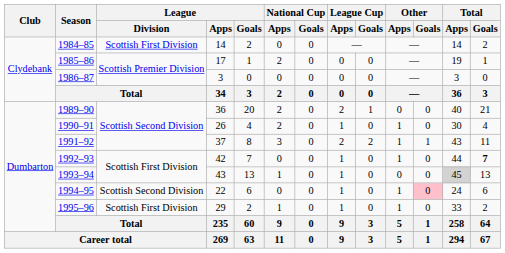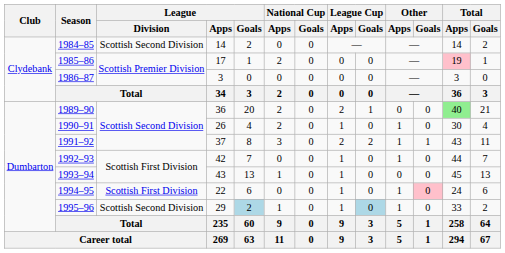(151, 45) Scottish First Division -> (151, 45) Scottish Second Division
(457, 61) no background -> (457, 61) pink background
(457, 110) no background -> (457, 110) lightgreen background
(485, 158) bold -> (485, 158) normal
(457, 175) lightgrey background -> (457, 175) no background
(151, 191) Scottish Second Division -> (151, 191) Scottish First Division
(151, 207) Scottish First Division -> (151, 207) Scottish Second Division
(249, 207) no background -> (249, 207) lightblue background
(370, 207) no background -> (370, 207) lightblue background
